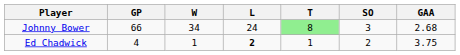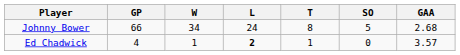(310, 27) lightgreen background -> (310, 27) no background
(368, 27) 3 -> (368, 27) 5
(368, 42) 2 -> (368, 42) 0
(426, 42) 3.75 -> (426, 42) 3.57
